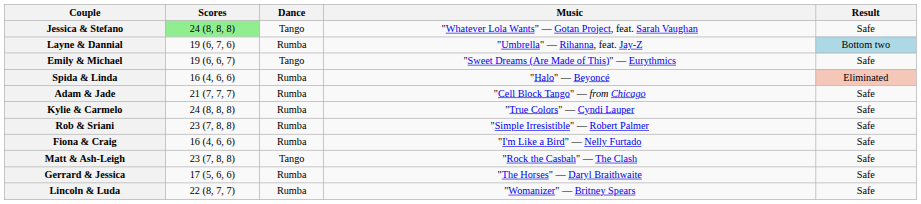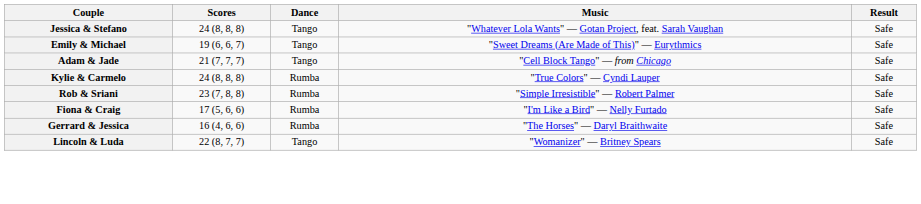(212, 28) lightgreen background -> (222, 28) no background
- row: (85, 45)
- row: (85, 77)
(292, 93) Rumba -> (305, 61) Tango
(212, 142) 16 (4, 6, 6) -> (222, 110) 17 (5, 6, 6)
- row: (85, 158)
(212, 175) 17 (5, 6, 6) -> (222, 126) 16 (4, 6, 6)
(292, 191) Rumba -> (305, 142) Tango
